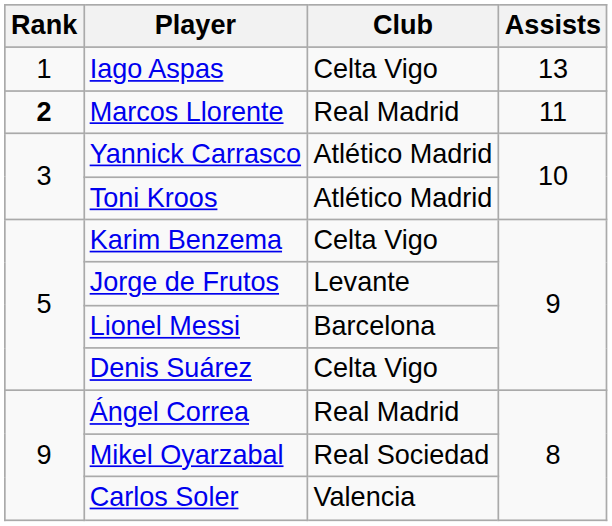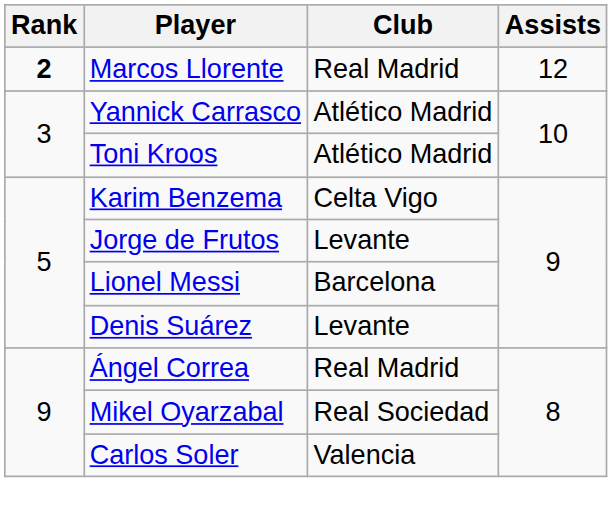- row: (157, 68)
(553, 111) 11 -> (553, 68) 12
(376, 369) Celta Vigo -> (362, 326) Levante
